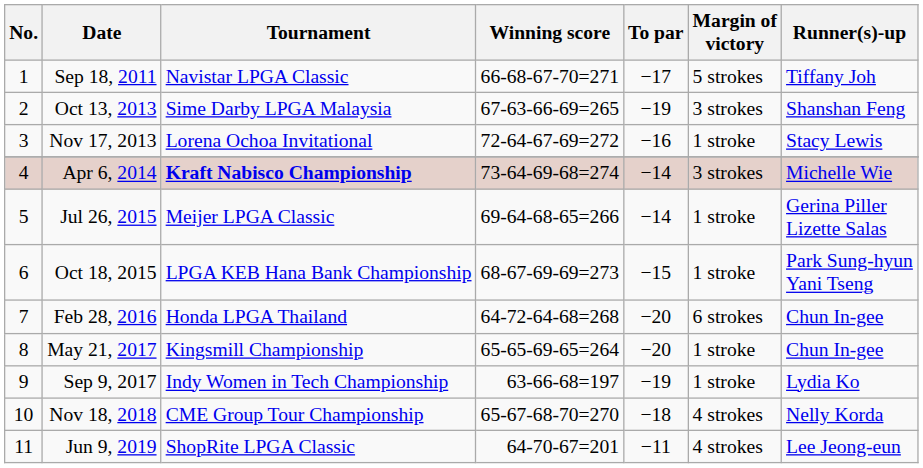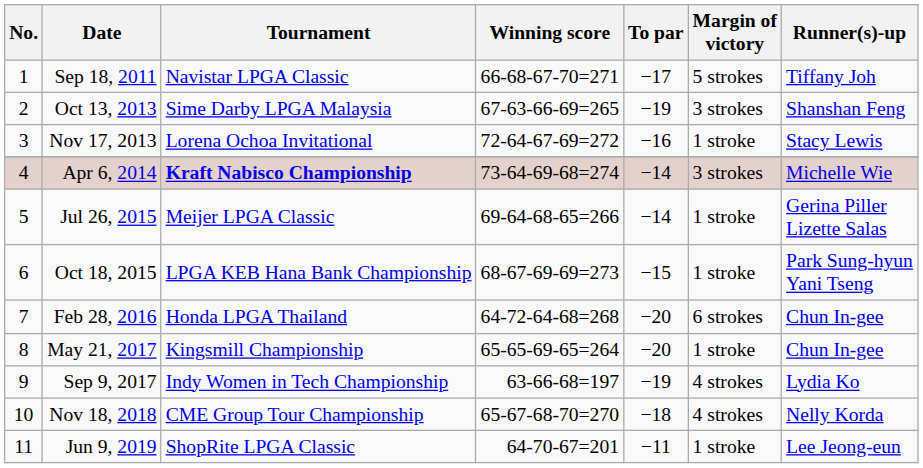(724, 381) 1 stroke -> (728, 381) 4 strokes
(728, 446) 4 strokes -> (724, 446) 1 stroke
